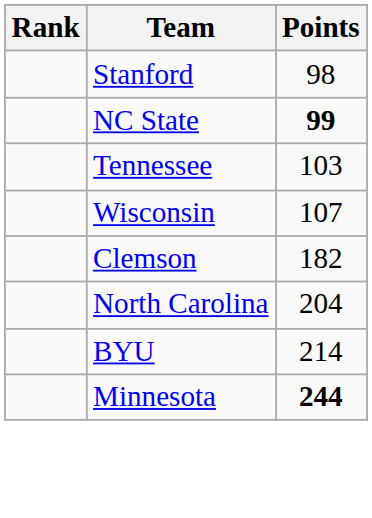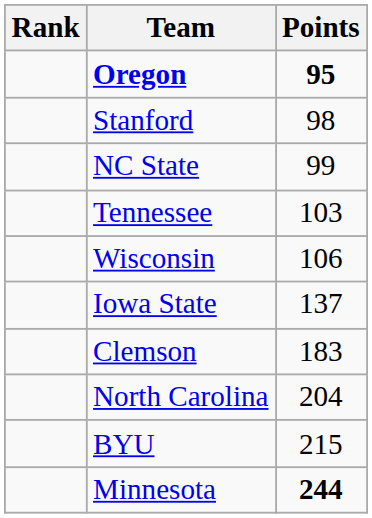+ row: (140, 73)
(321, 119) bold -> (321, 166) normal
(321, 212) 107 -> (321, 258) 106
+ row: (155, 304)
(321, 258) 182 -> (321, 350) 183
(321, 350) 214 -> (321, 443) 215
